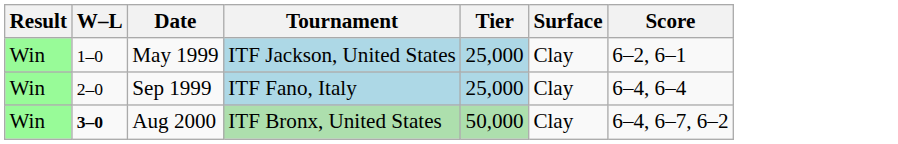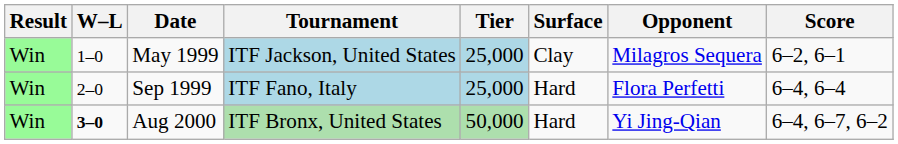+ column: (687, 21)
(553, 88) Clay -> (554, 88) Hard
(553, 121) Clay -> (554, 121) Hard
